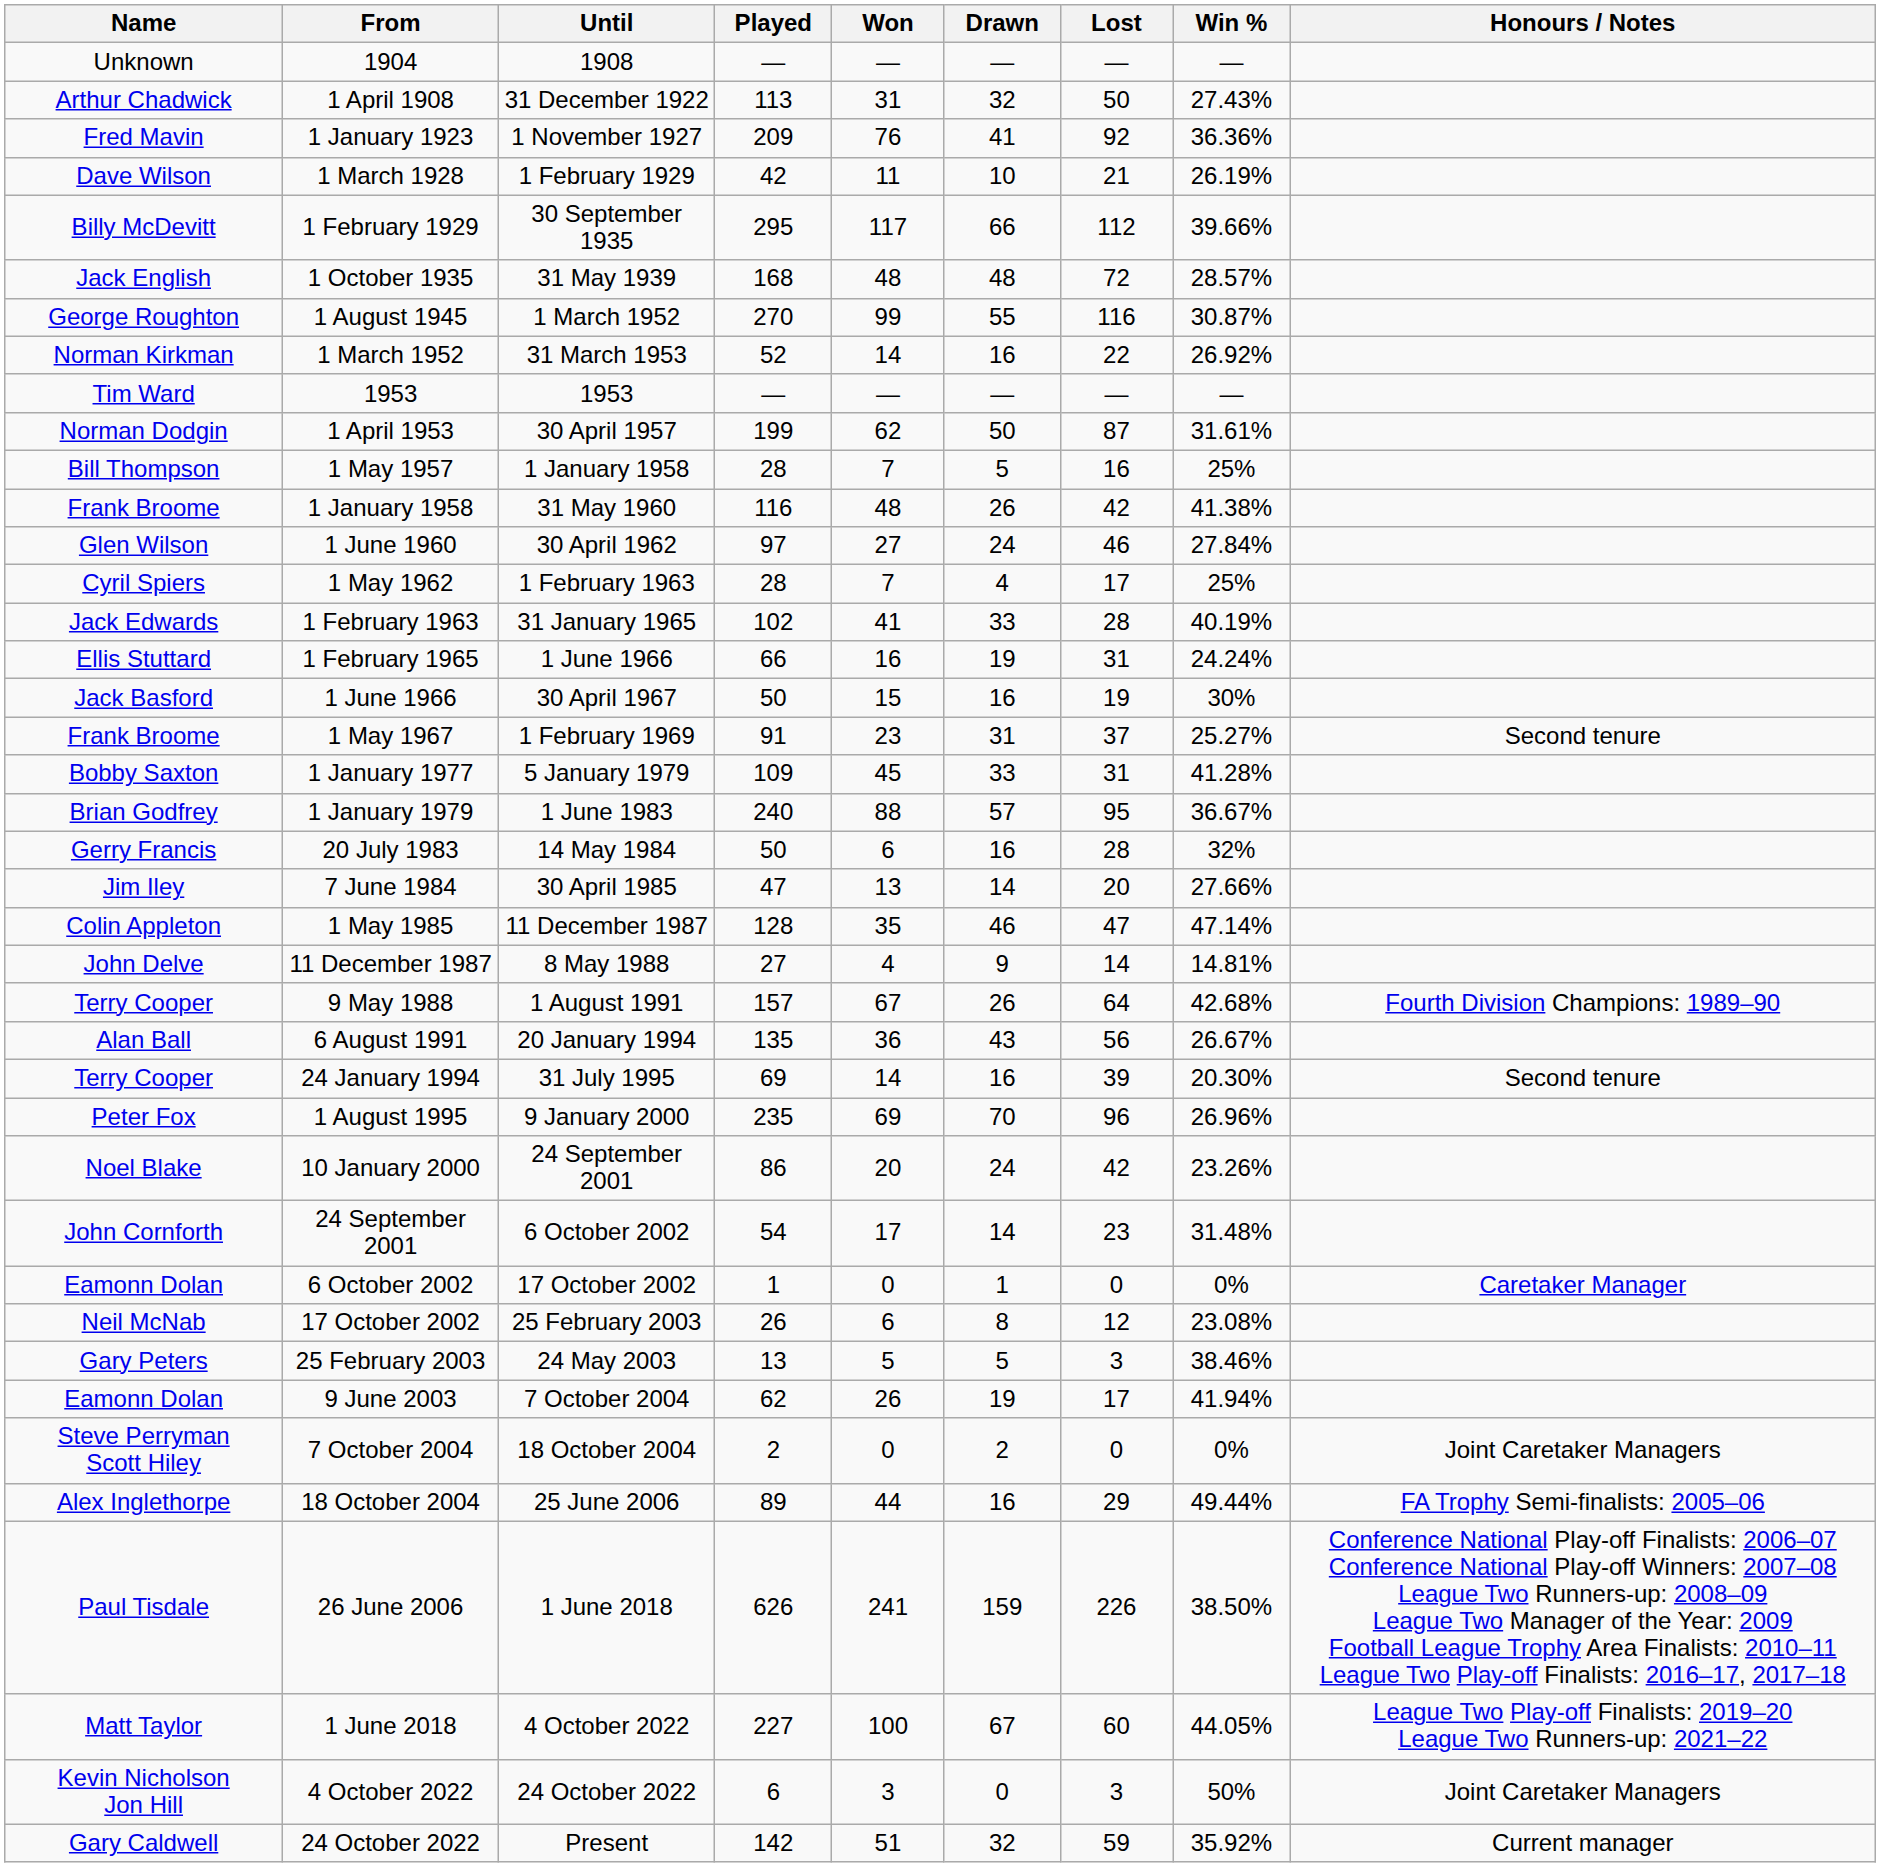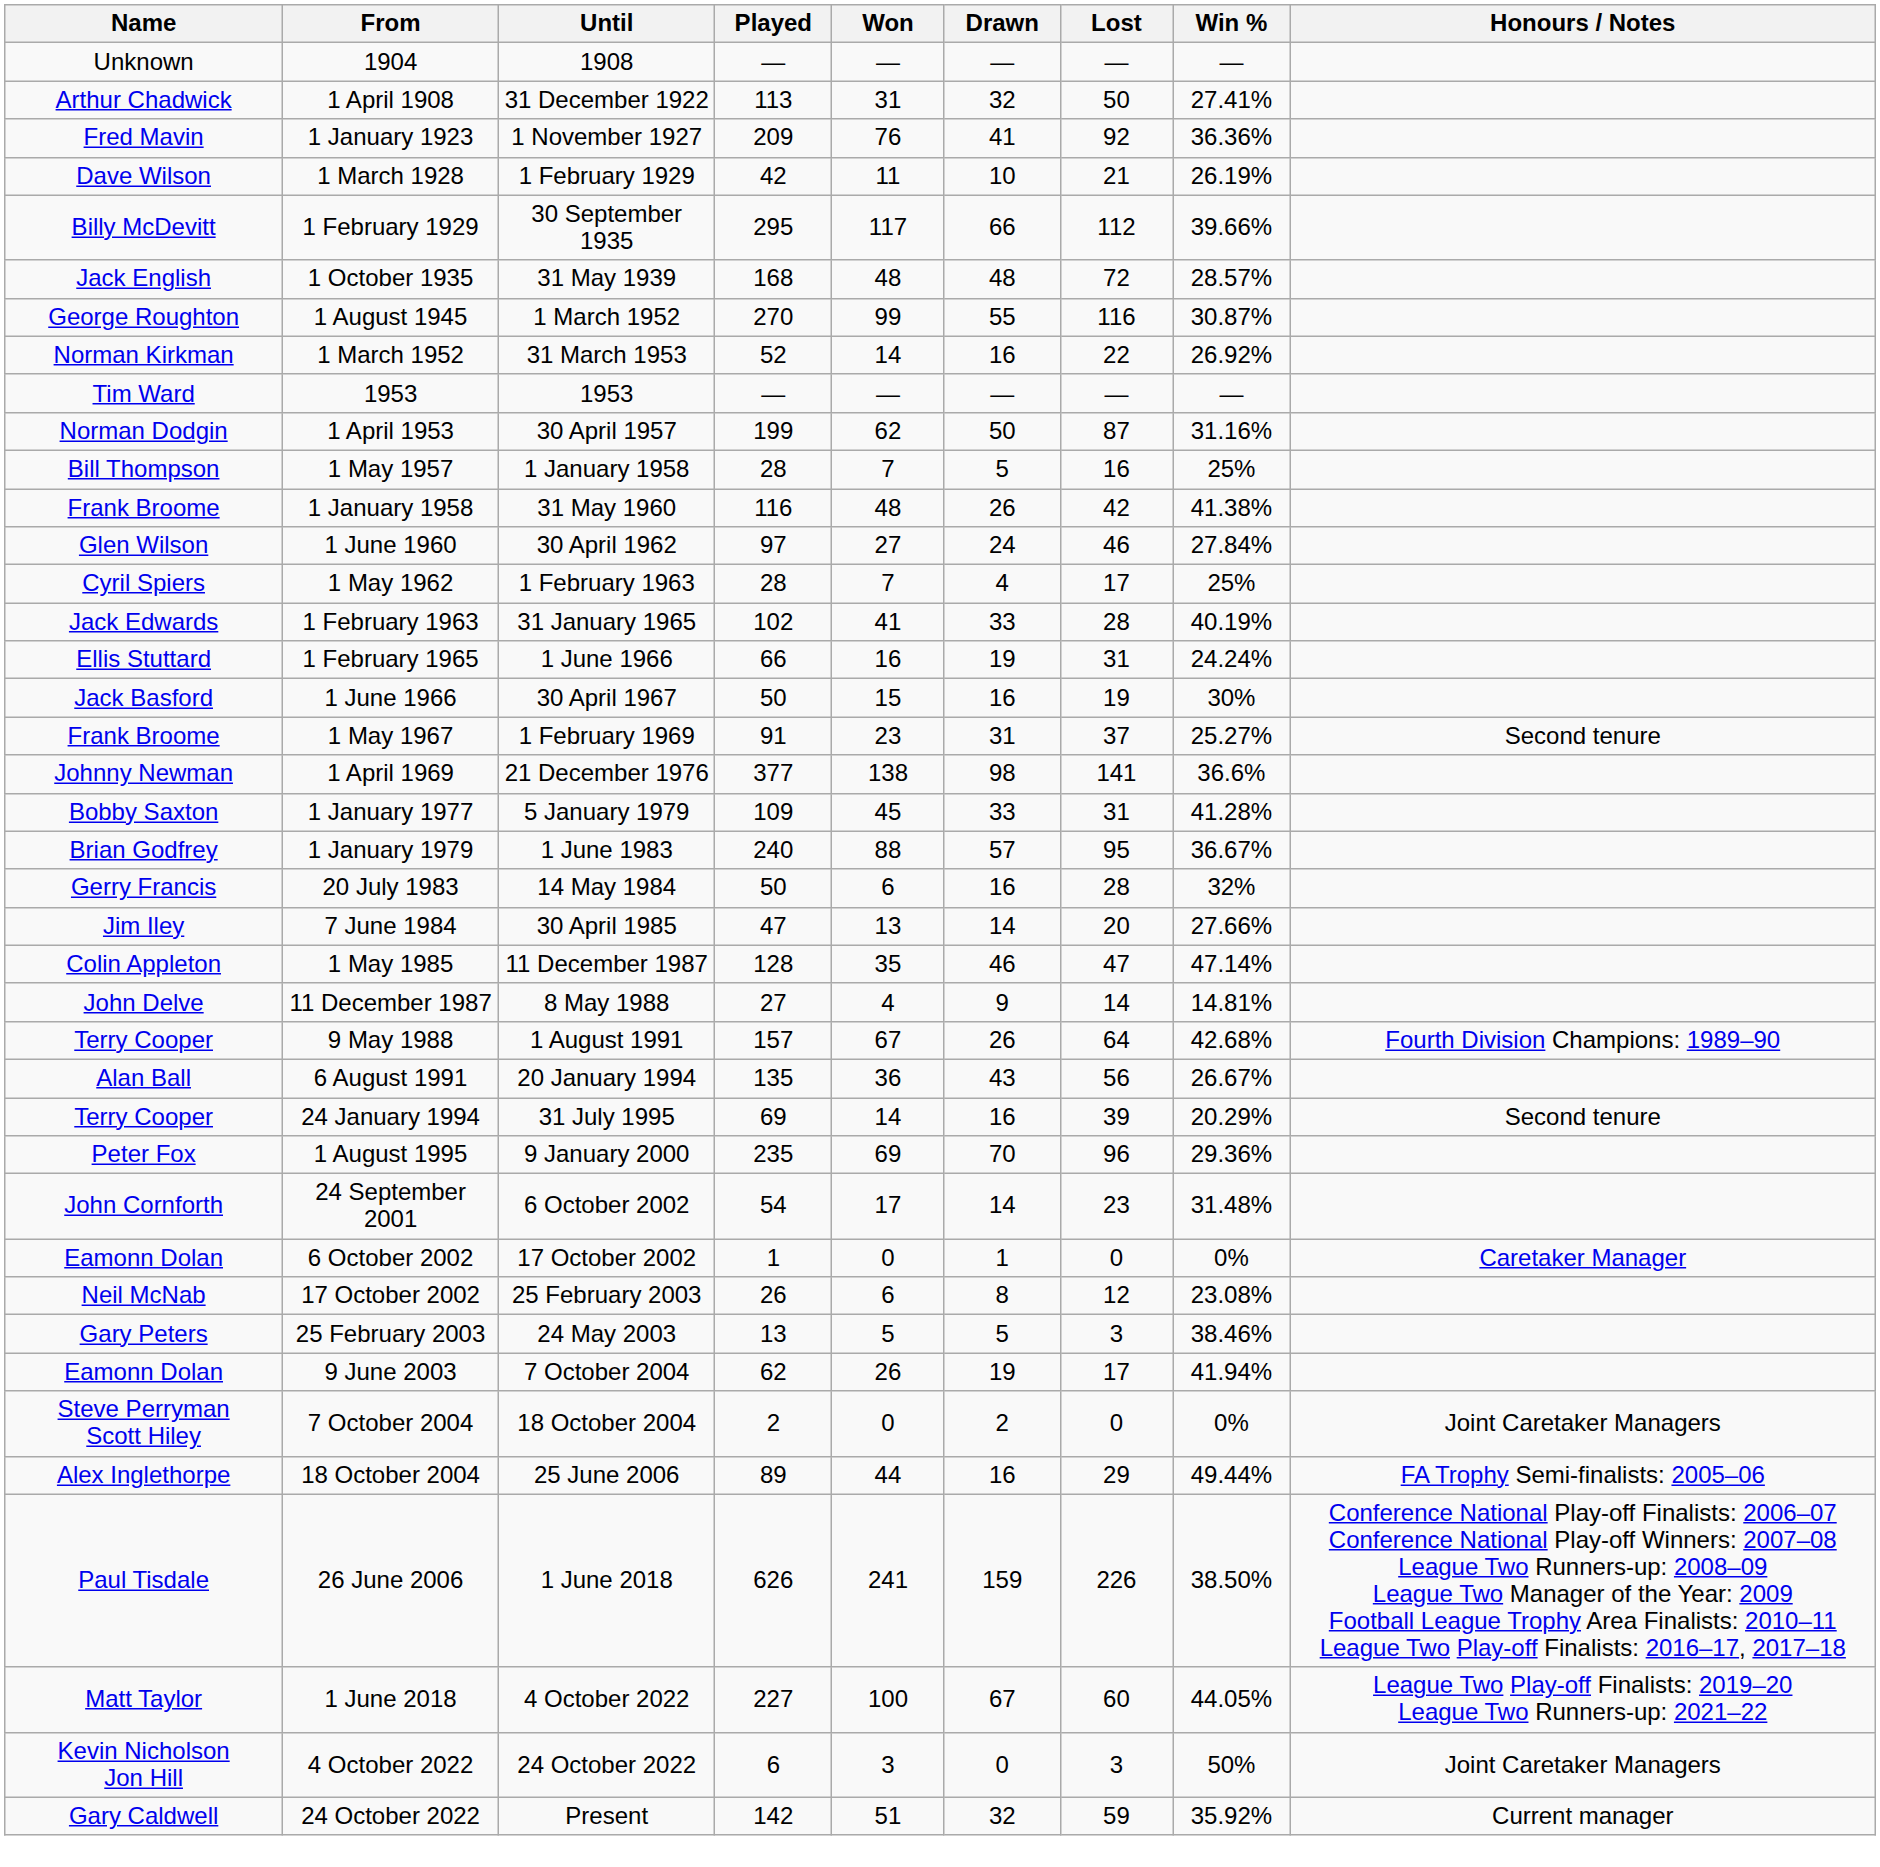(1231, 99) 27.43% -> (1231, 99) 27.41%
(1231, 431) 31.61% -> (1231, 431) 31.16%
+ row: (391, 773)
(1231, 1078) 20.30% -> (1231, 1116) 20.29%
(1231, 1116) 26.96% -> (1231, 1154) 29.36%
- row: (391, 1167)
